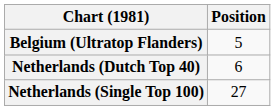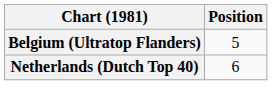- row: (106, 92)
